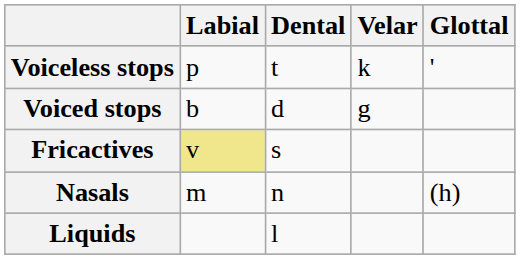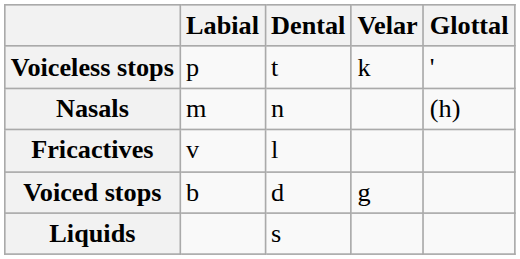rows swapped: (92, 108) <-> (92, 191)
(193, 150) khaki background -> (193, 150) no background
(276, 150) s -> (275, 150) l
(275, 233) l -> (276, 233) s
